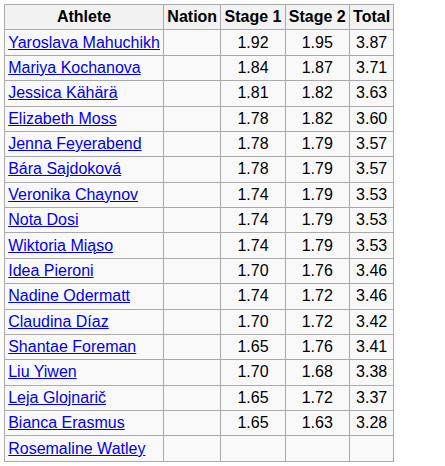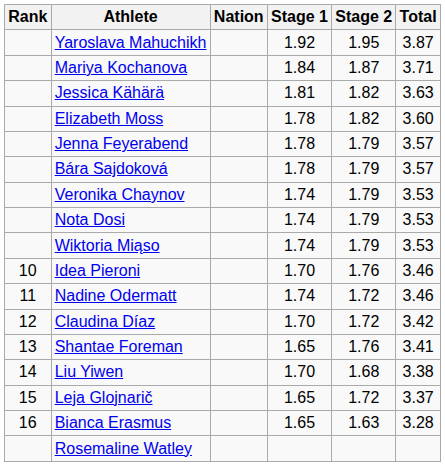+ column: (28, 17)
